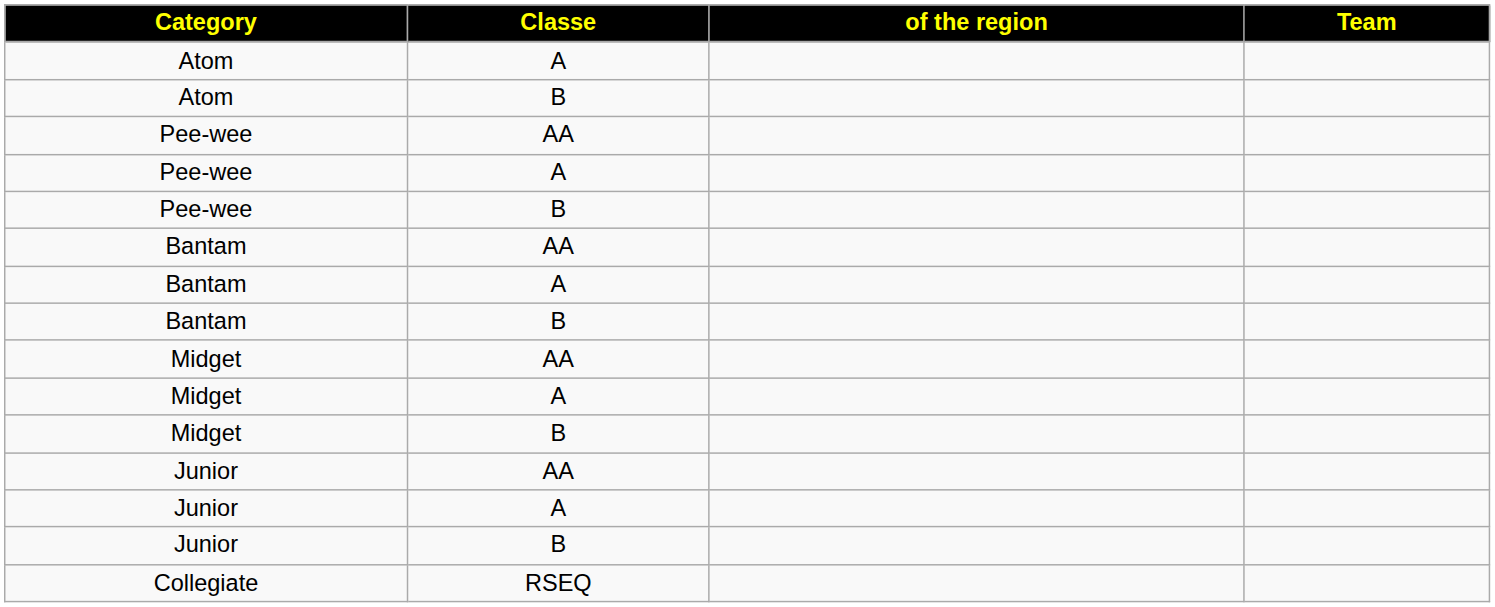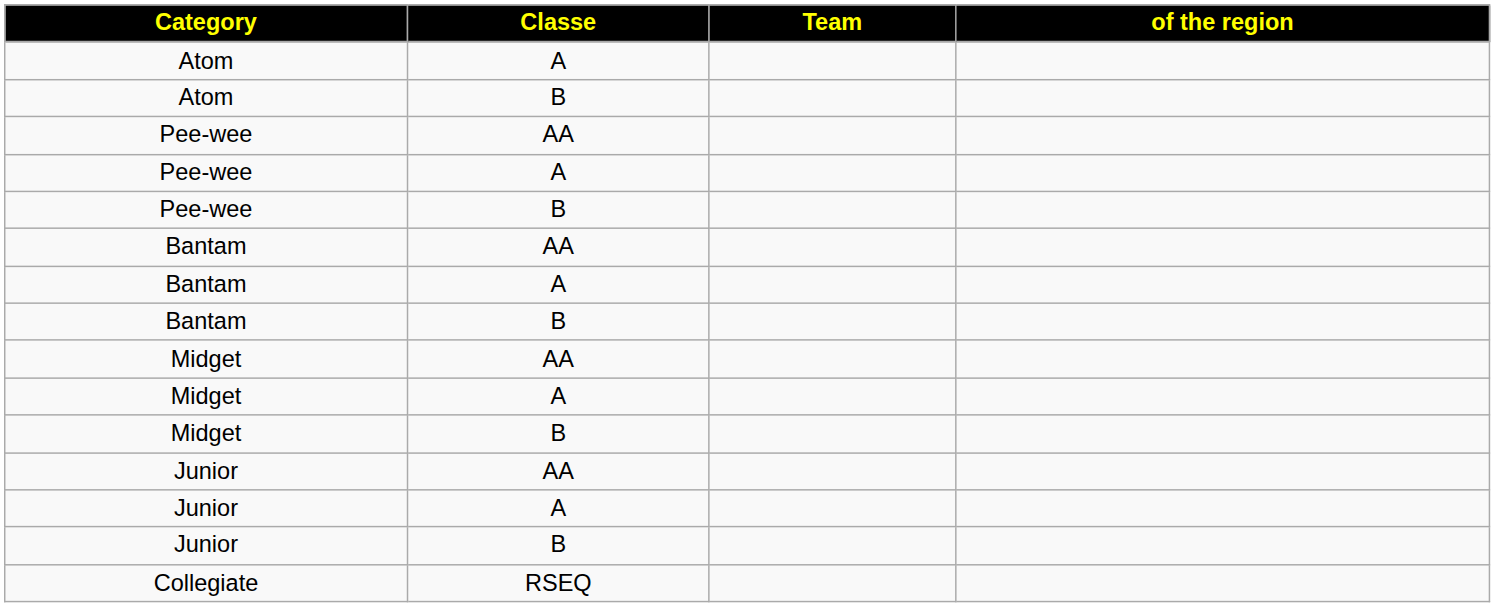columns swapped: (1367, 23) <-> (977, 23)
